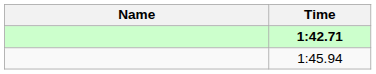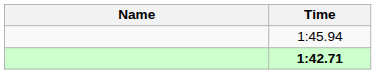rows swapped: (320, 36) <-> (320, 58)
